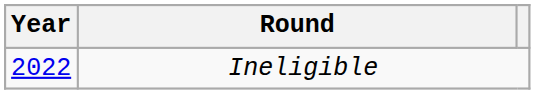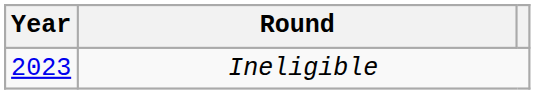(41, 68) 2022 -> (41, 68) 2023
